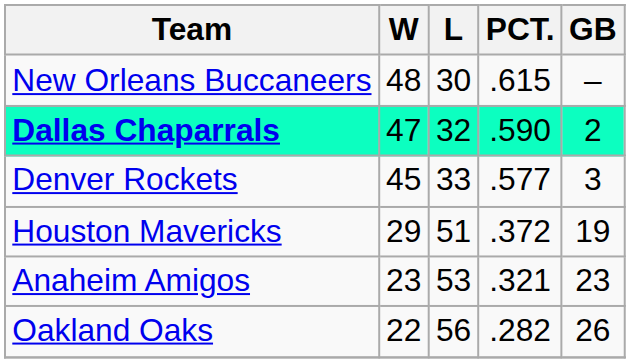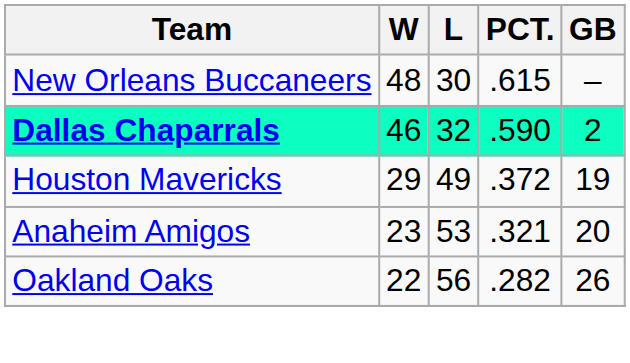(404, 130) 47 -> (404, 130) 46
- row: (125, 180)
(454, 230) 51 -> (454, 180) 49
(593, 280) 23 -> (593, 230) 20
